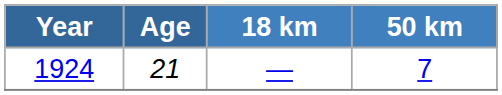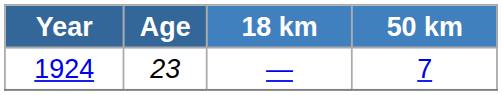(165, 69) 21 -> (165, 69) 23
